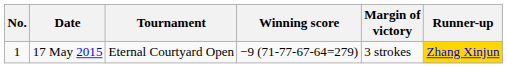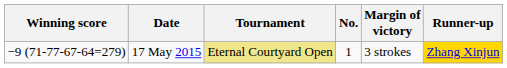columns swapped: (17, 23) <-> (299, 23)
(171, 52) no background -> (270, 52) khaki background
